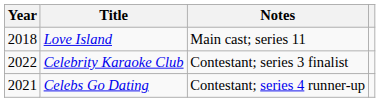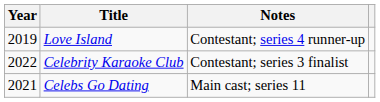(22, 39) 2018 -> (22, 39) 2019
(248, 39) Main cast; series 11 -> (278, 39) Contestant; series 4 runner-up
(278, 85) Contestant; series 4 runner-up -> (248, 85) Main cast; series 11
